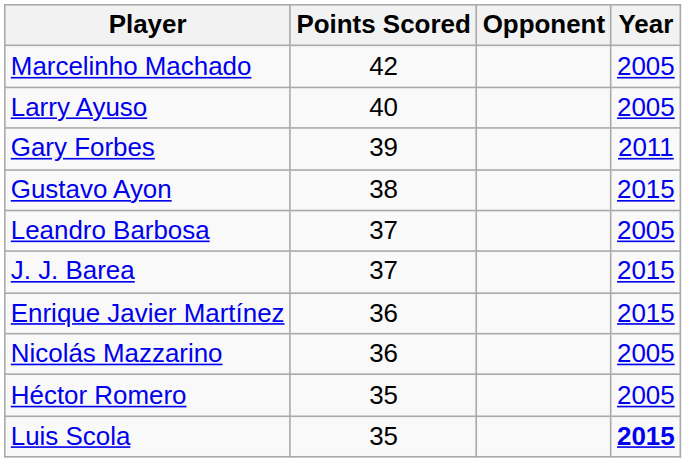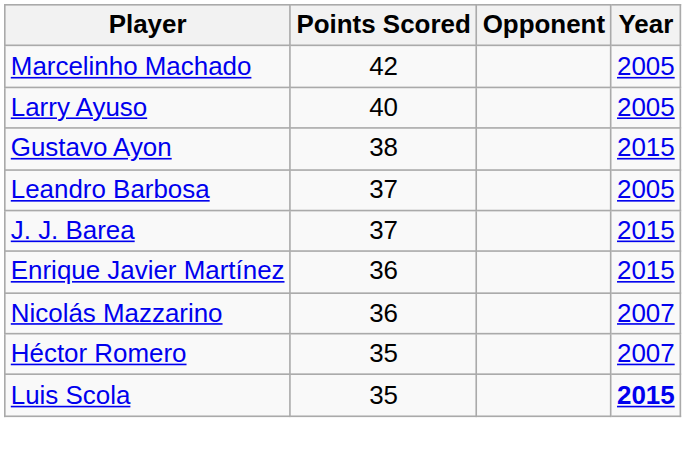- row: (83, 148)
(646, 353) 2005 -> (646, 312) 2007
(646, 395) 2005 -> (646, 353) 2007
